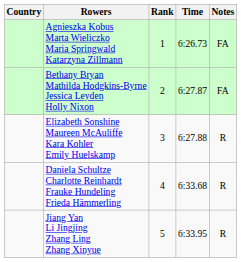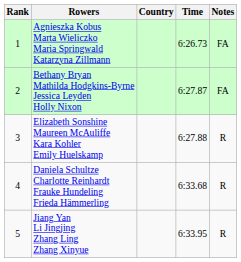columns swapped: (162, 12) <-> (24, 12)
